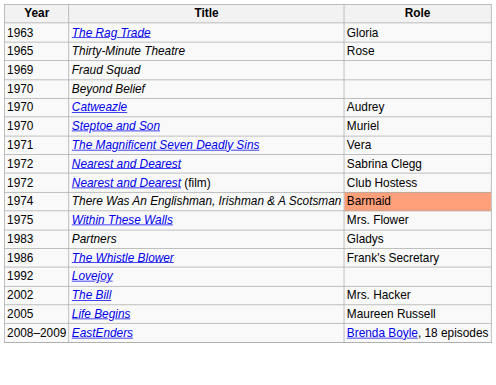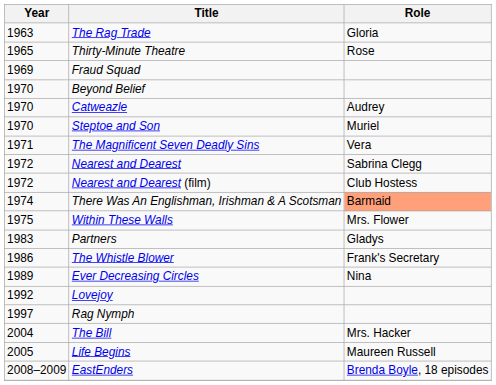+ row: (135, 276)
+ row: (103, 314)
(20, 295) 2002 -> (20, 333) 2004
